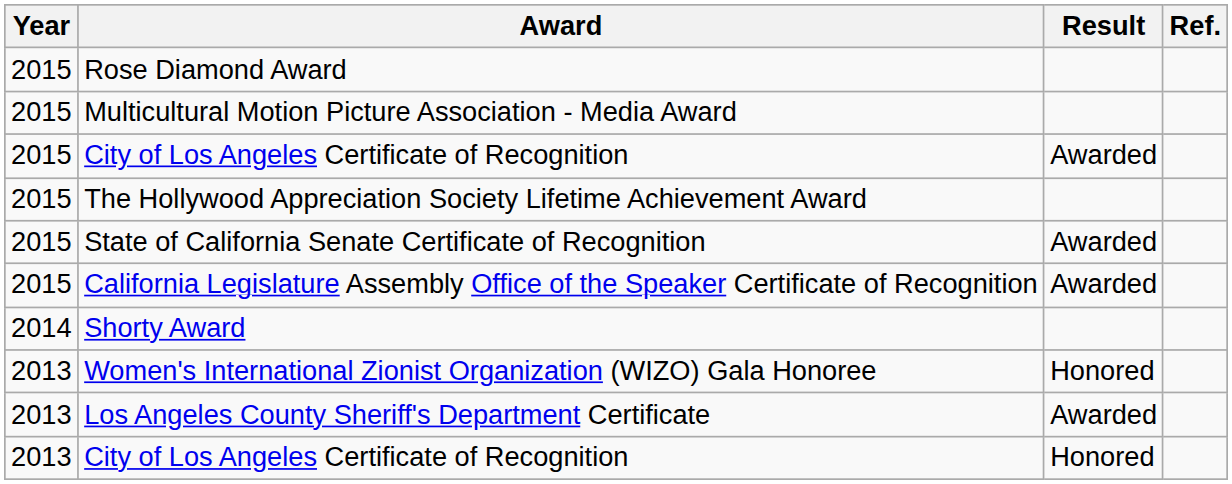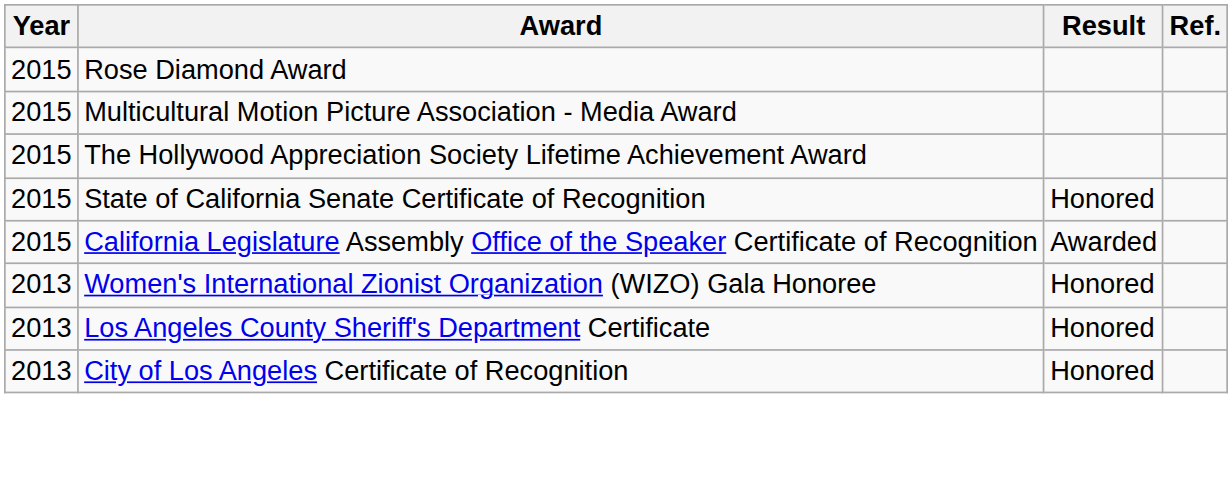- row: (41, 155)
(1104, 241) Awarded -> (1102, 198) Honored
- row: (41, 328)
(1104, 414) Awarded -> (1102, 328) Honored
